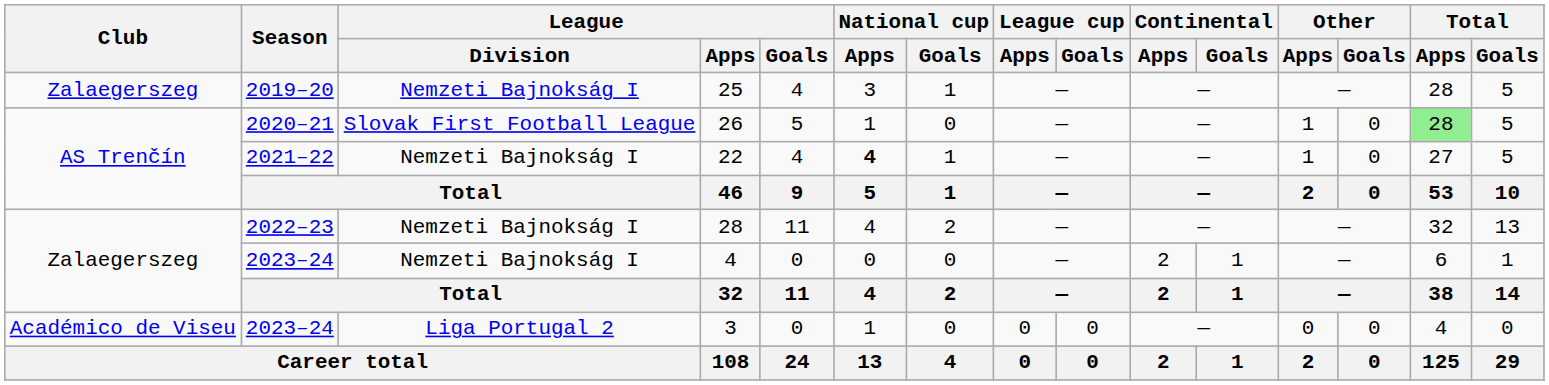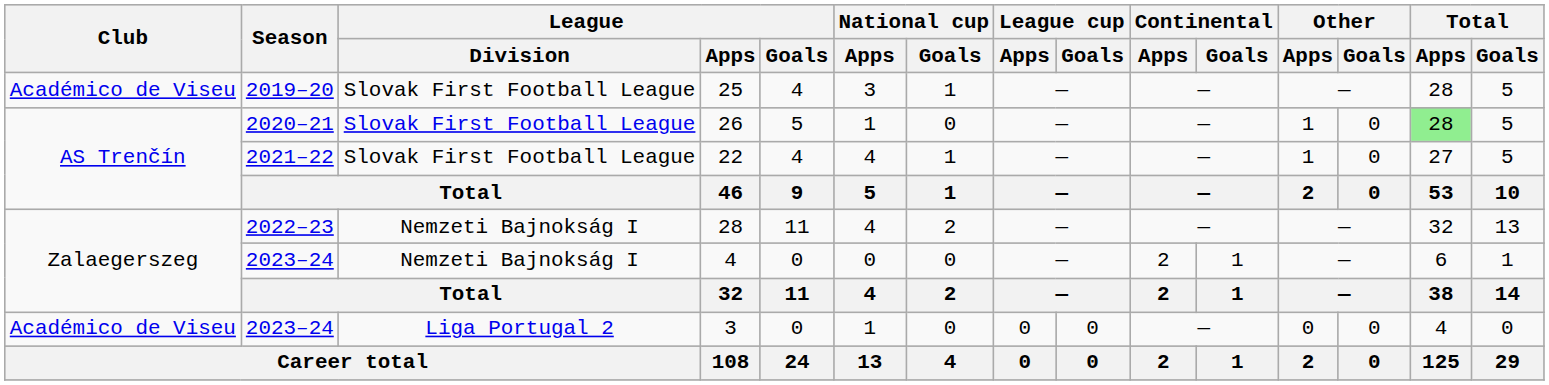(123, 90) Zalaegerszeg -> (123, 90) Académico de Viseu
(520, 90) Nemzeti Bajnokság I -> (520, 90) Slovak First Football League
(520, 158) Nemzeti Bajnokság I -> (520, 158) Slovak First Football League
(870, 158) bold -> (870, 158) normal
